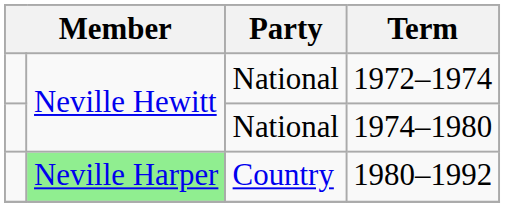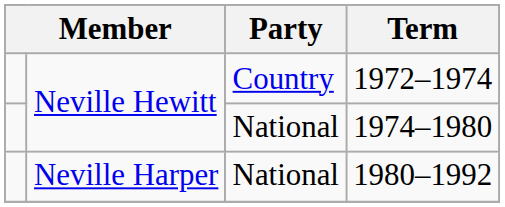(286, 77) National -> (283, 77) Country
(126, 175) lightgreen background -> (126, 175) no background
(283, 175) Country -> (286, 175) National
